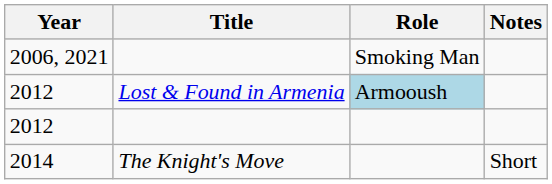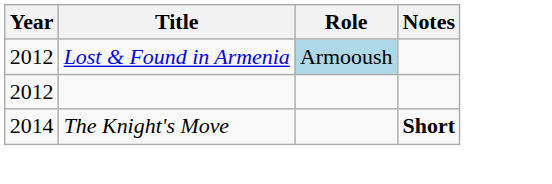- row: (59, 56)
(513, 160) normal -> (429, 126) bold
